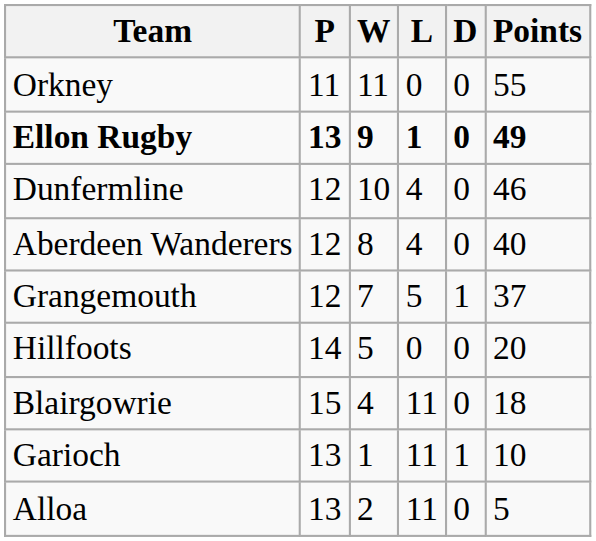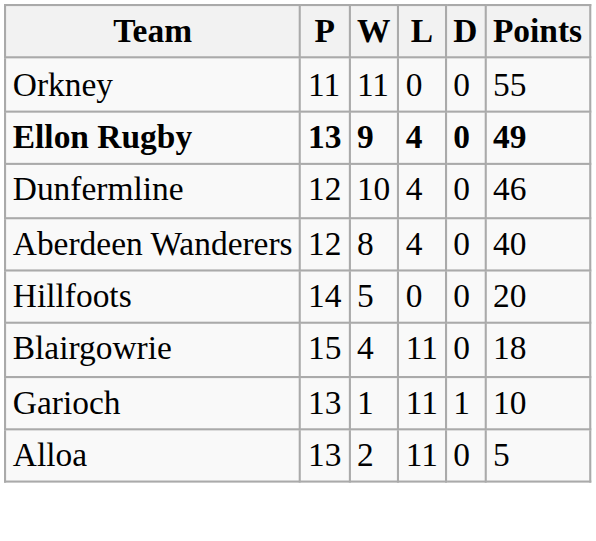(414, 137) 1 -> (414, 137) 4
- row: (105, 296)
